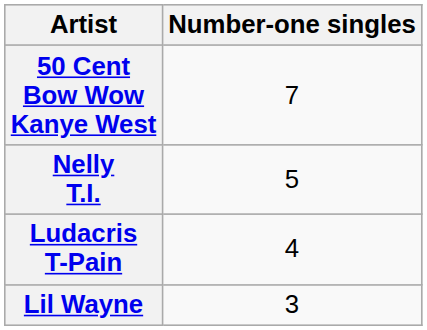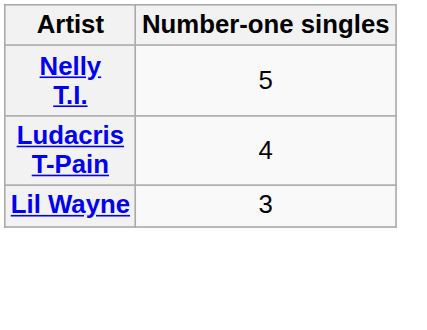- row: (84, 94)
